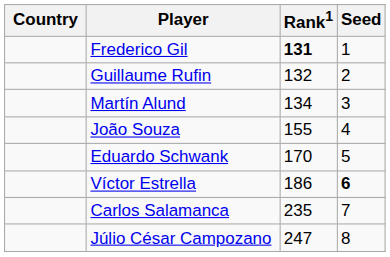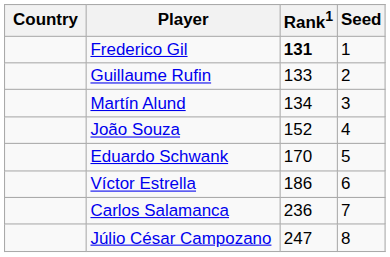(298, 76) 132 -> (298, 76) 133
(298, 130) 155 -> (298, 130) 152
(346, 183) bold -> (346, 183) normal
(298, 210) 235 -> (298, 210) 236
